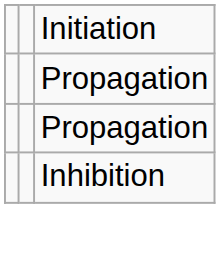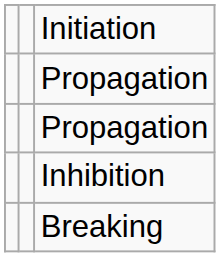+ row: (12, 226)
